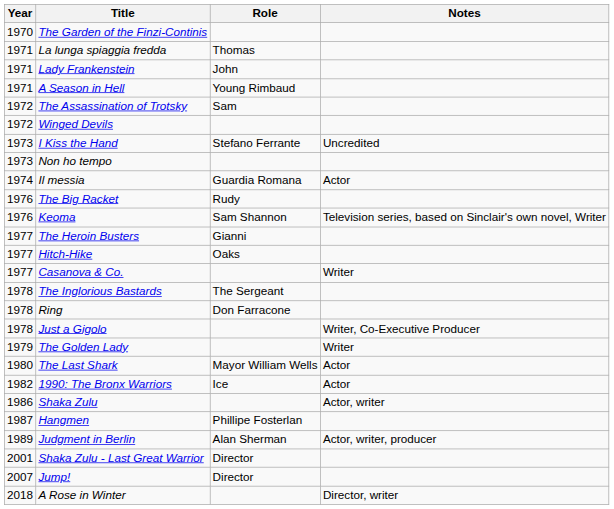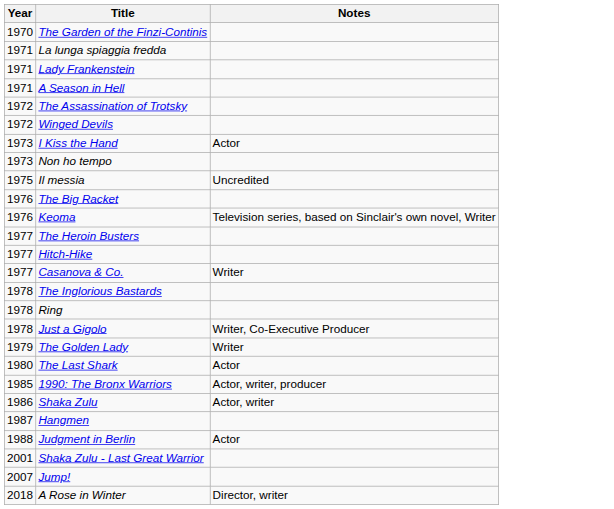- column: (265, 13)
(351, 143) Uncredited -> (226, 143) Actor
(20, 180) 1974 -> (20, 180) 1975
(337, 180) Actor -> (241, 180) Uncredited
(20, 384) 1982 -> (20, 384) 1985
(337, 384) Actor -> (269, 384) Actor, writer, producer
(20, 439) 1989 -> (20, 439) 1988
(380, 439) Actor, writer, producer -> (226, 439) Actor
